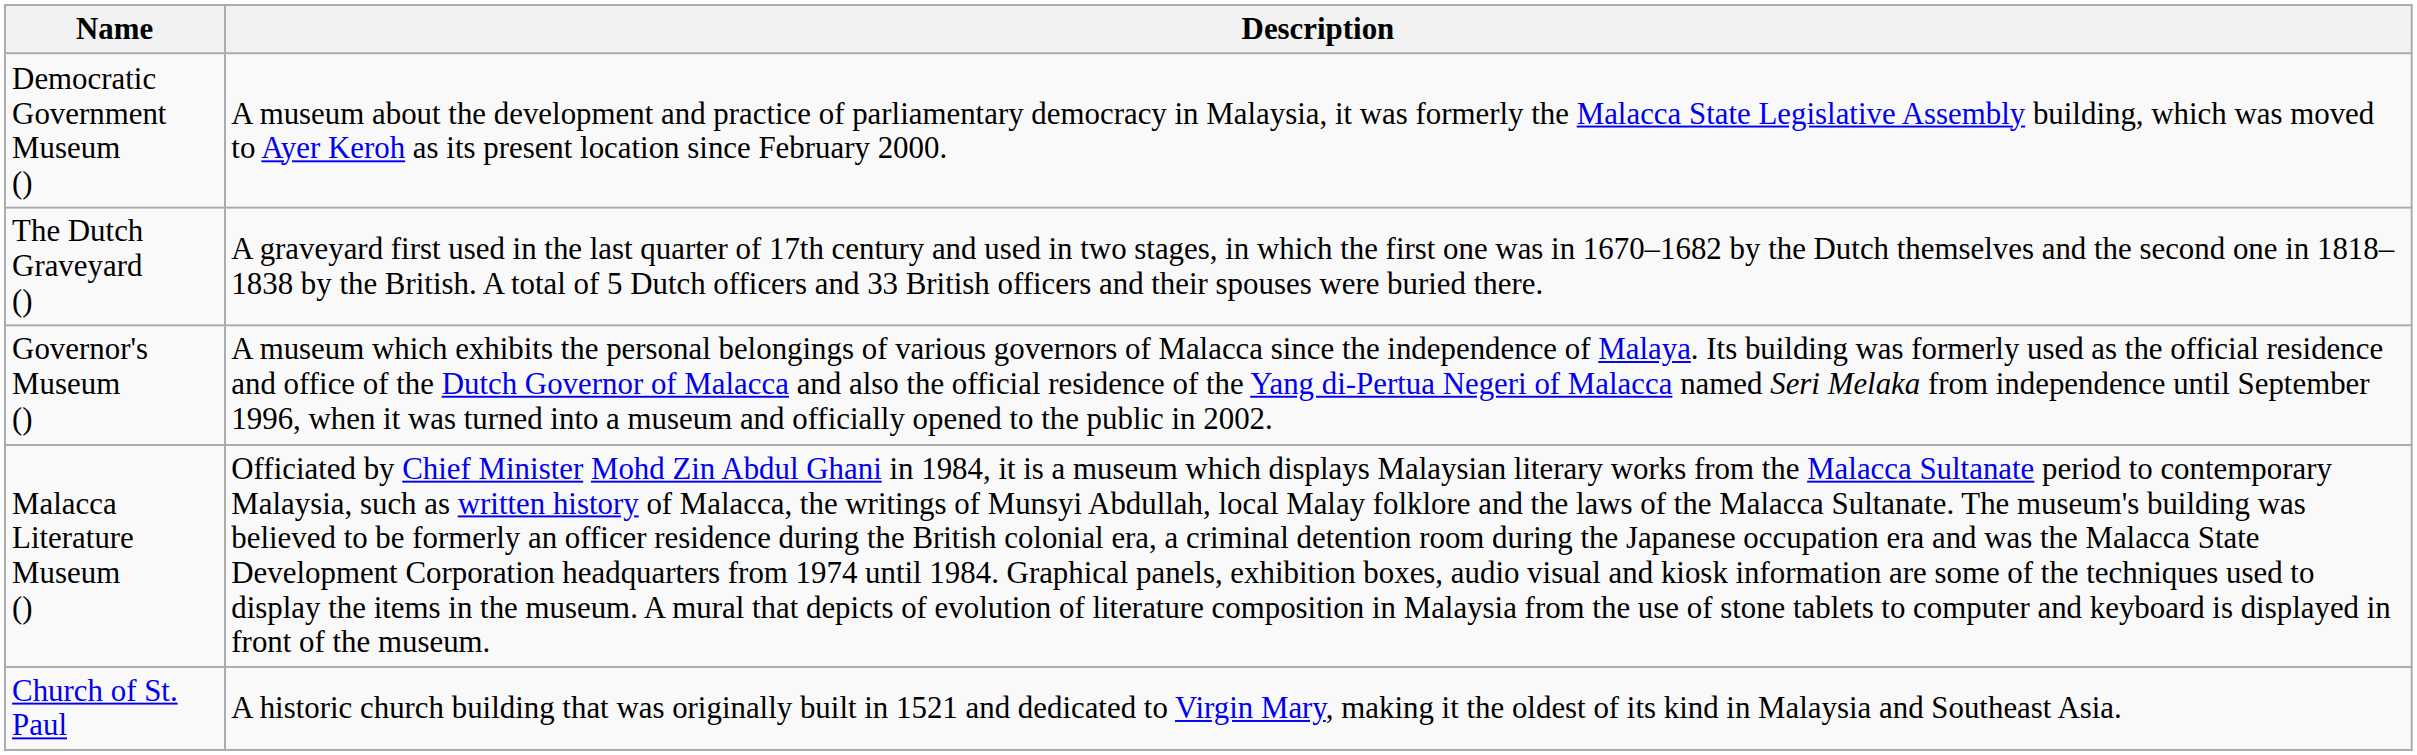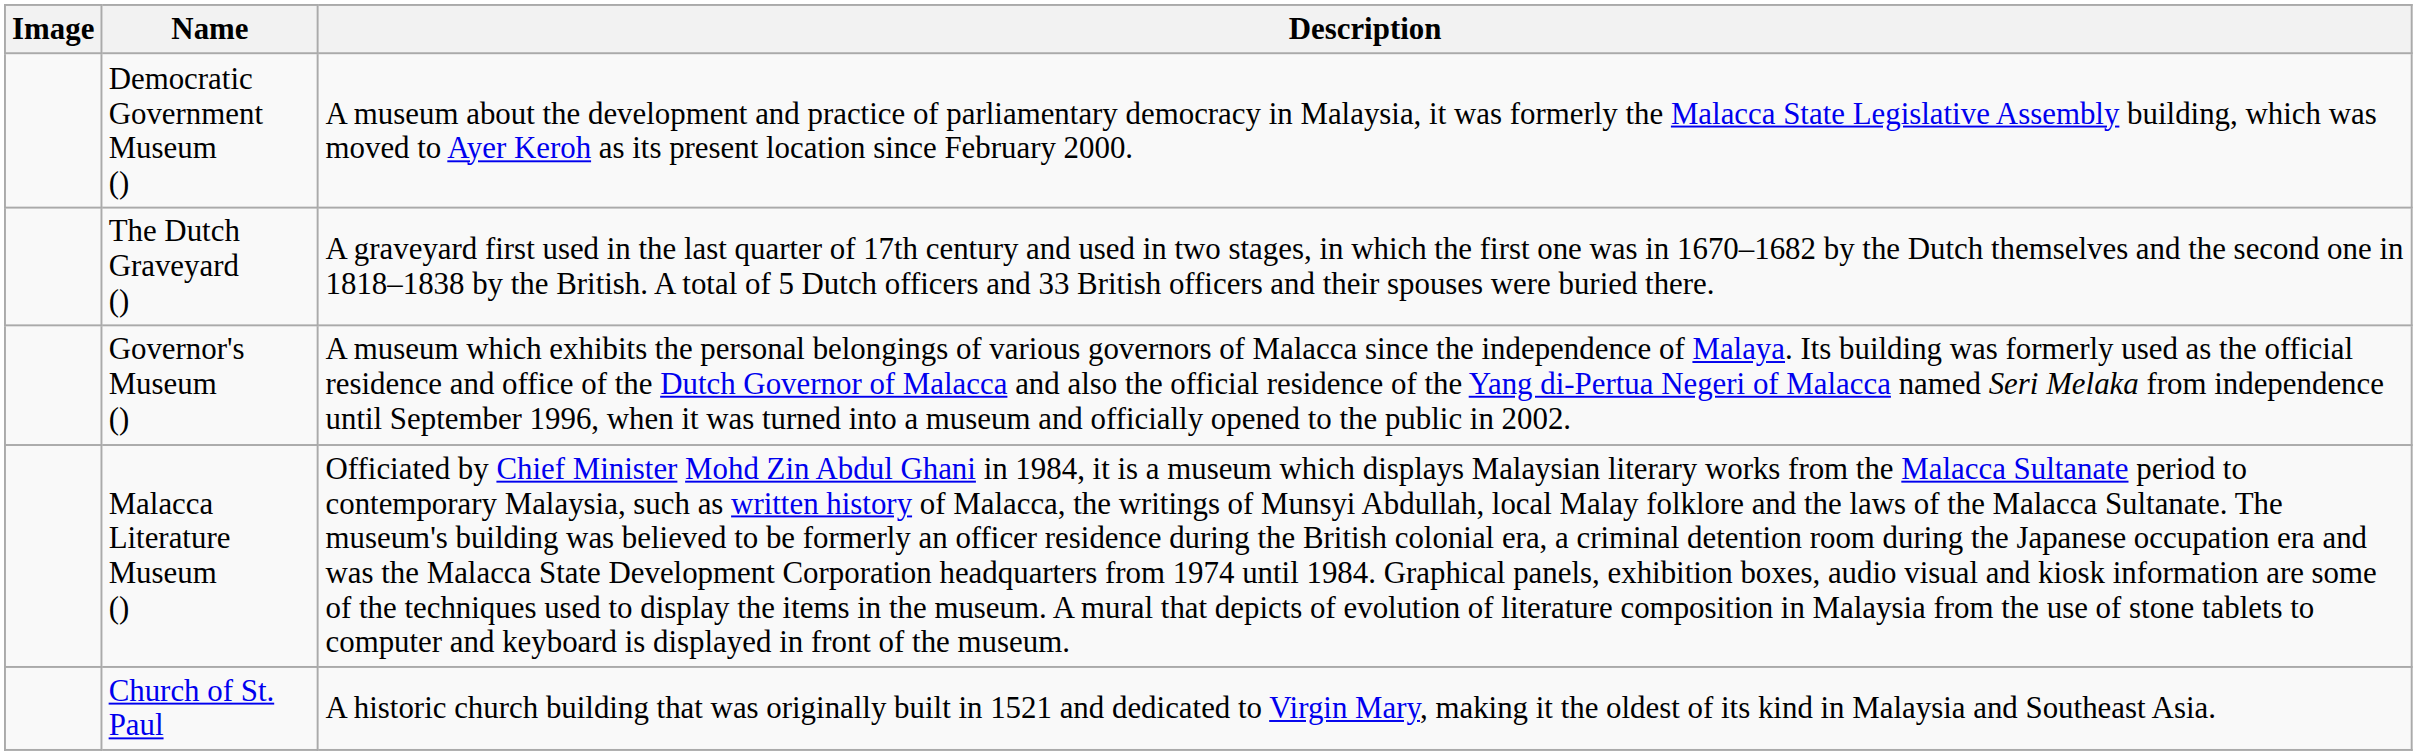+ column: (53, 28)
